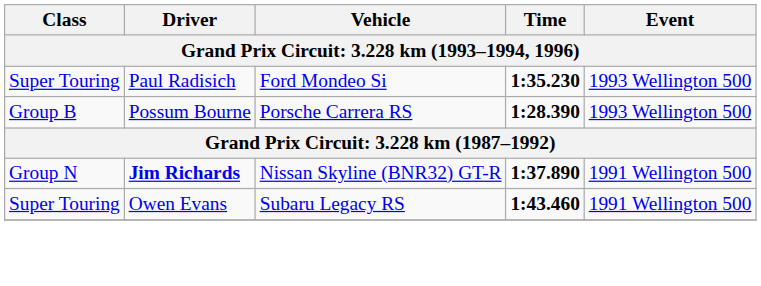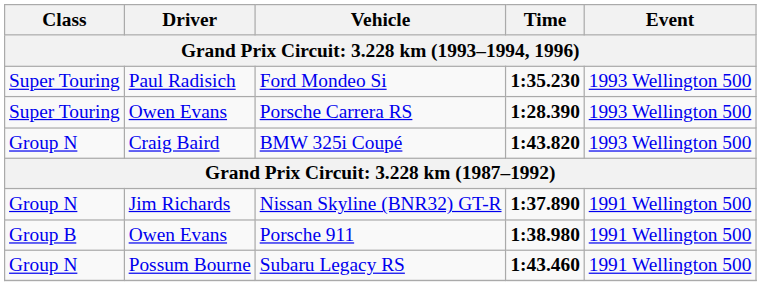(43, 111) Group B -> (64, 111) Super Touring
(190, 111) Possum Bourne -> (178, 111) Owen Evans
+ row: (331, 142)
(184, 173) bold -> (179, 204) normal
+ row: (307, 234)
(64, 204) Super Touring -> (43, 265) Group N
(178, 204) Owen Evans -> (190, 265) Possum Bourne
